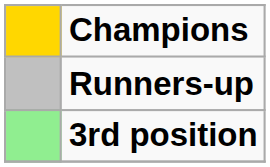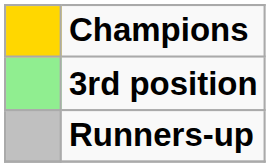rows swapped: (161, 82) <-> (163, 135)
